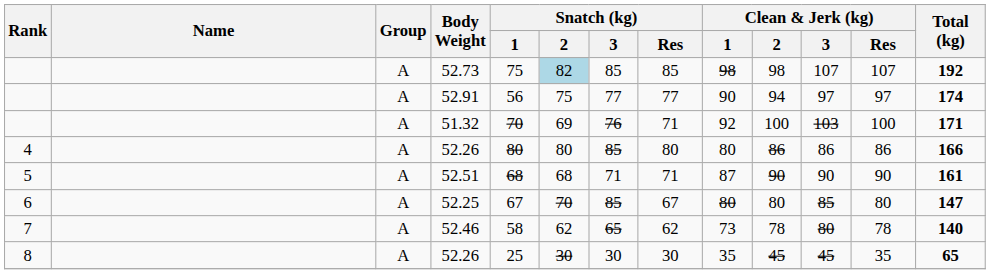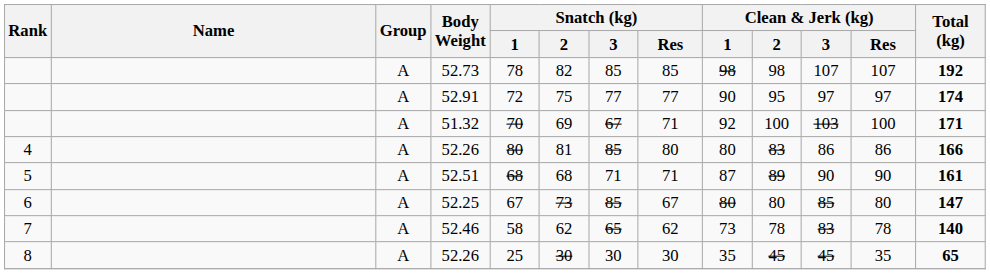(515, 70) 75 -> (515, 70) 78
(564, 70) lightblue background -> (564, 70) no background
(515, 96) 56 -> (515, 96) 72
(777, 96) 94 -> (777, 96) 95
(613, 123) 76 -> (613, 123) 67
(564, 149) 80 -> (564, 149) 81
(777, 149) 86 -> (777, 149) 83
(777, 176) 90 -> (777, 176) 89
(564, 202) 70 -> (564, 202) 73
(826, 228) 80 -> (826, 228) 83
